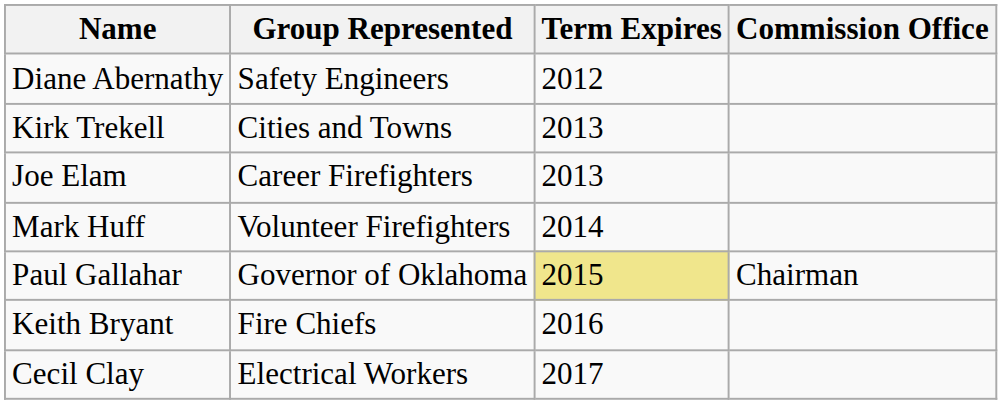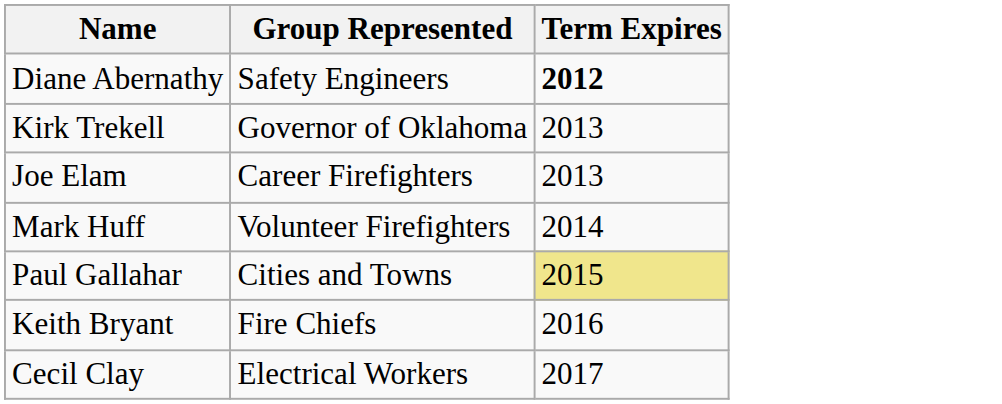- column: (862, 29)
(573, 78) normal -> (573, 78) bold
(345, 127) Cities and Towns -> (382, 127) Governor of Oklahoma
(382, 275) Governor of Oklahoma -> (345, 275) Cities and Towns
